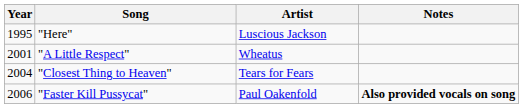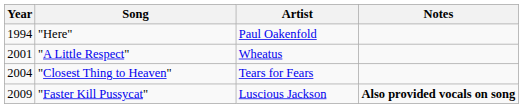(20, 34) 1995 -> (20, 34) 1994
(283, 34) Luscious Jackson -> (278, 34) Paul Oakenfold
(20, 93) 2006 -> (20, 93) 2009
(278, 93) Paul Oakenfold -> (283, 93) Luscious Jackson
